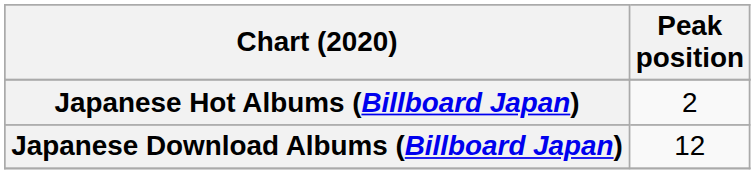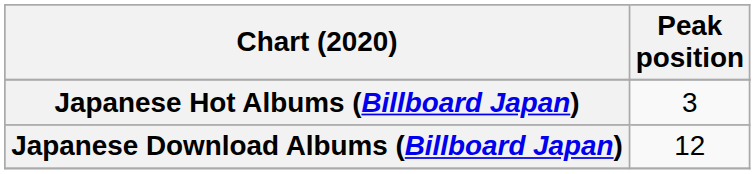(690, 102) 2 -> (690, 102) 3
